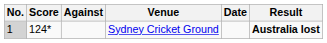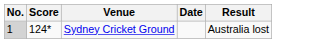- column: (83, 13)
(286, 30) bold -> (238, 30) normal
